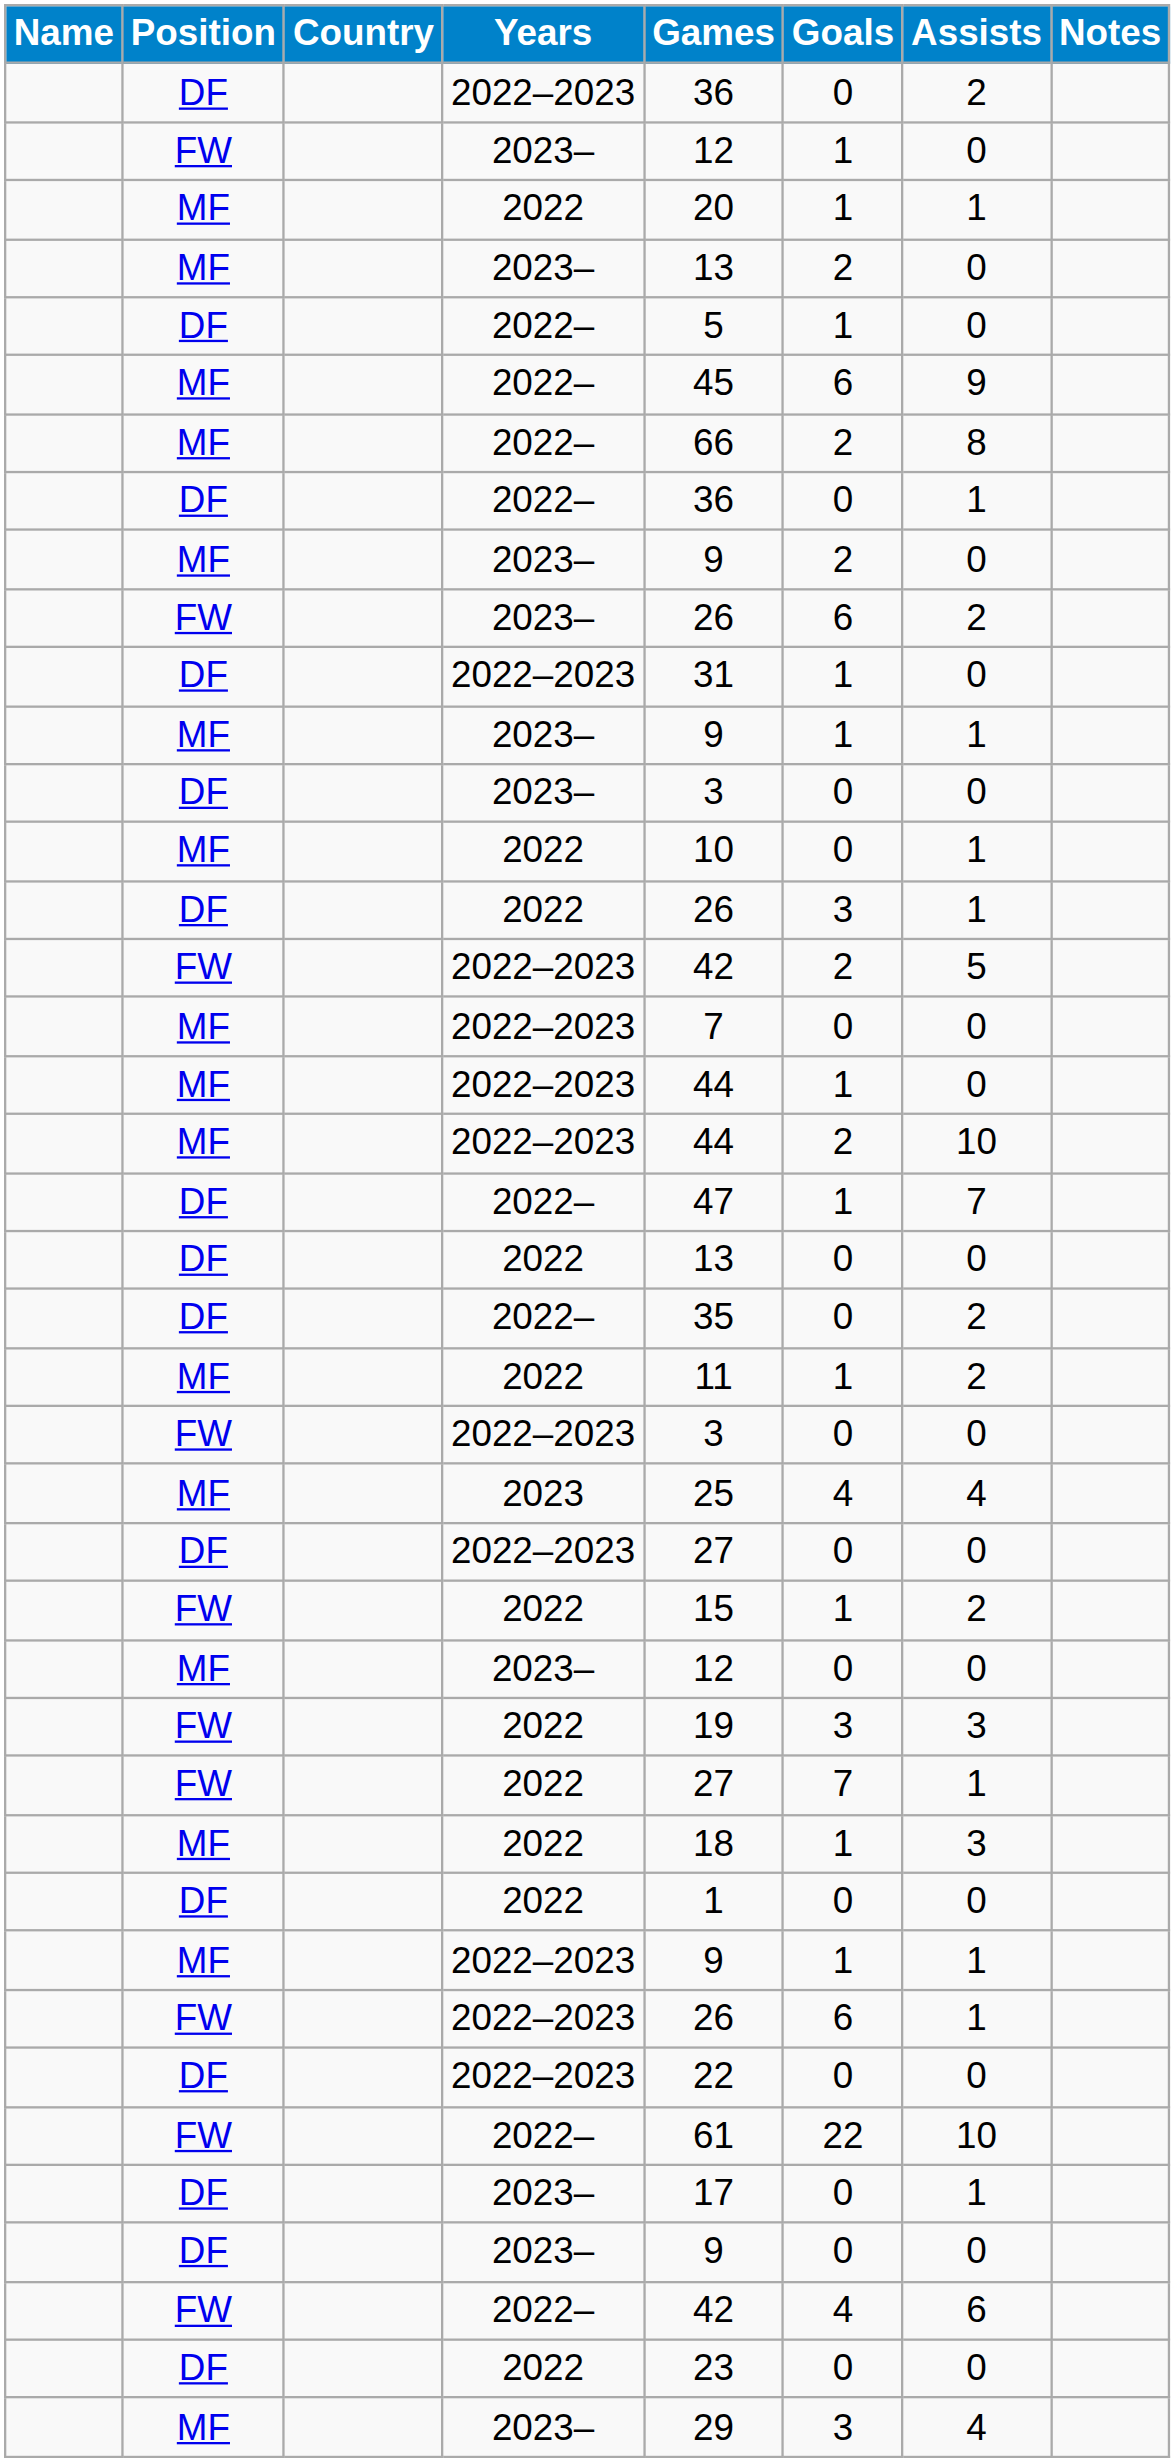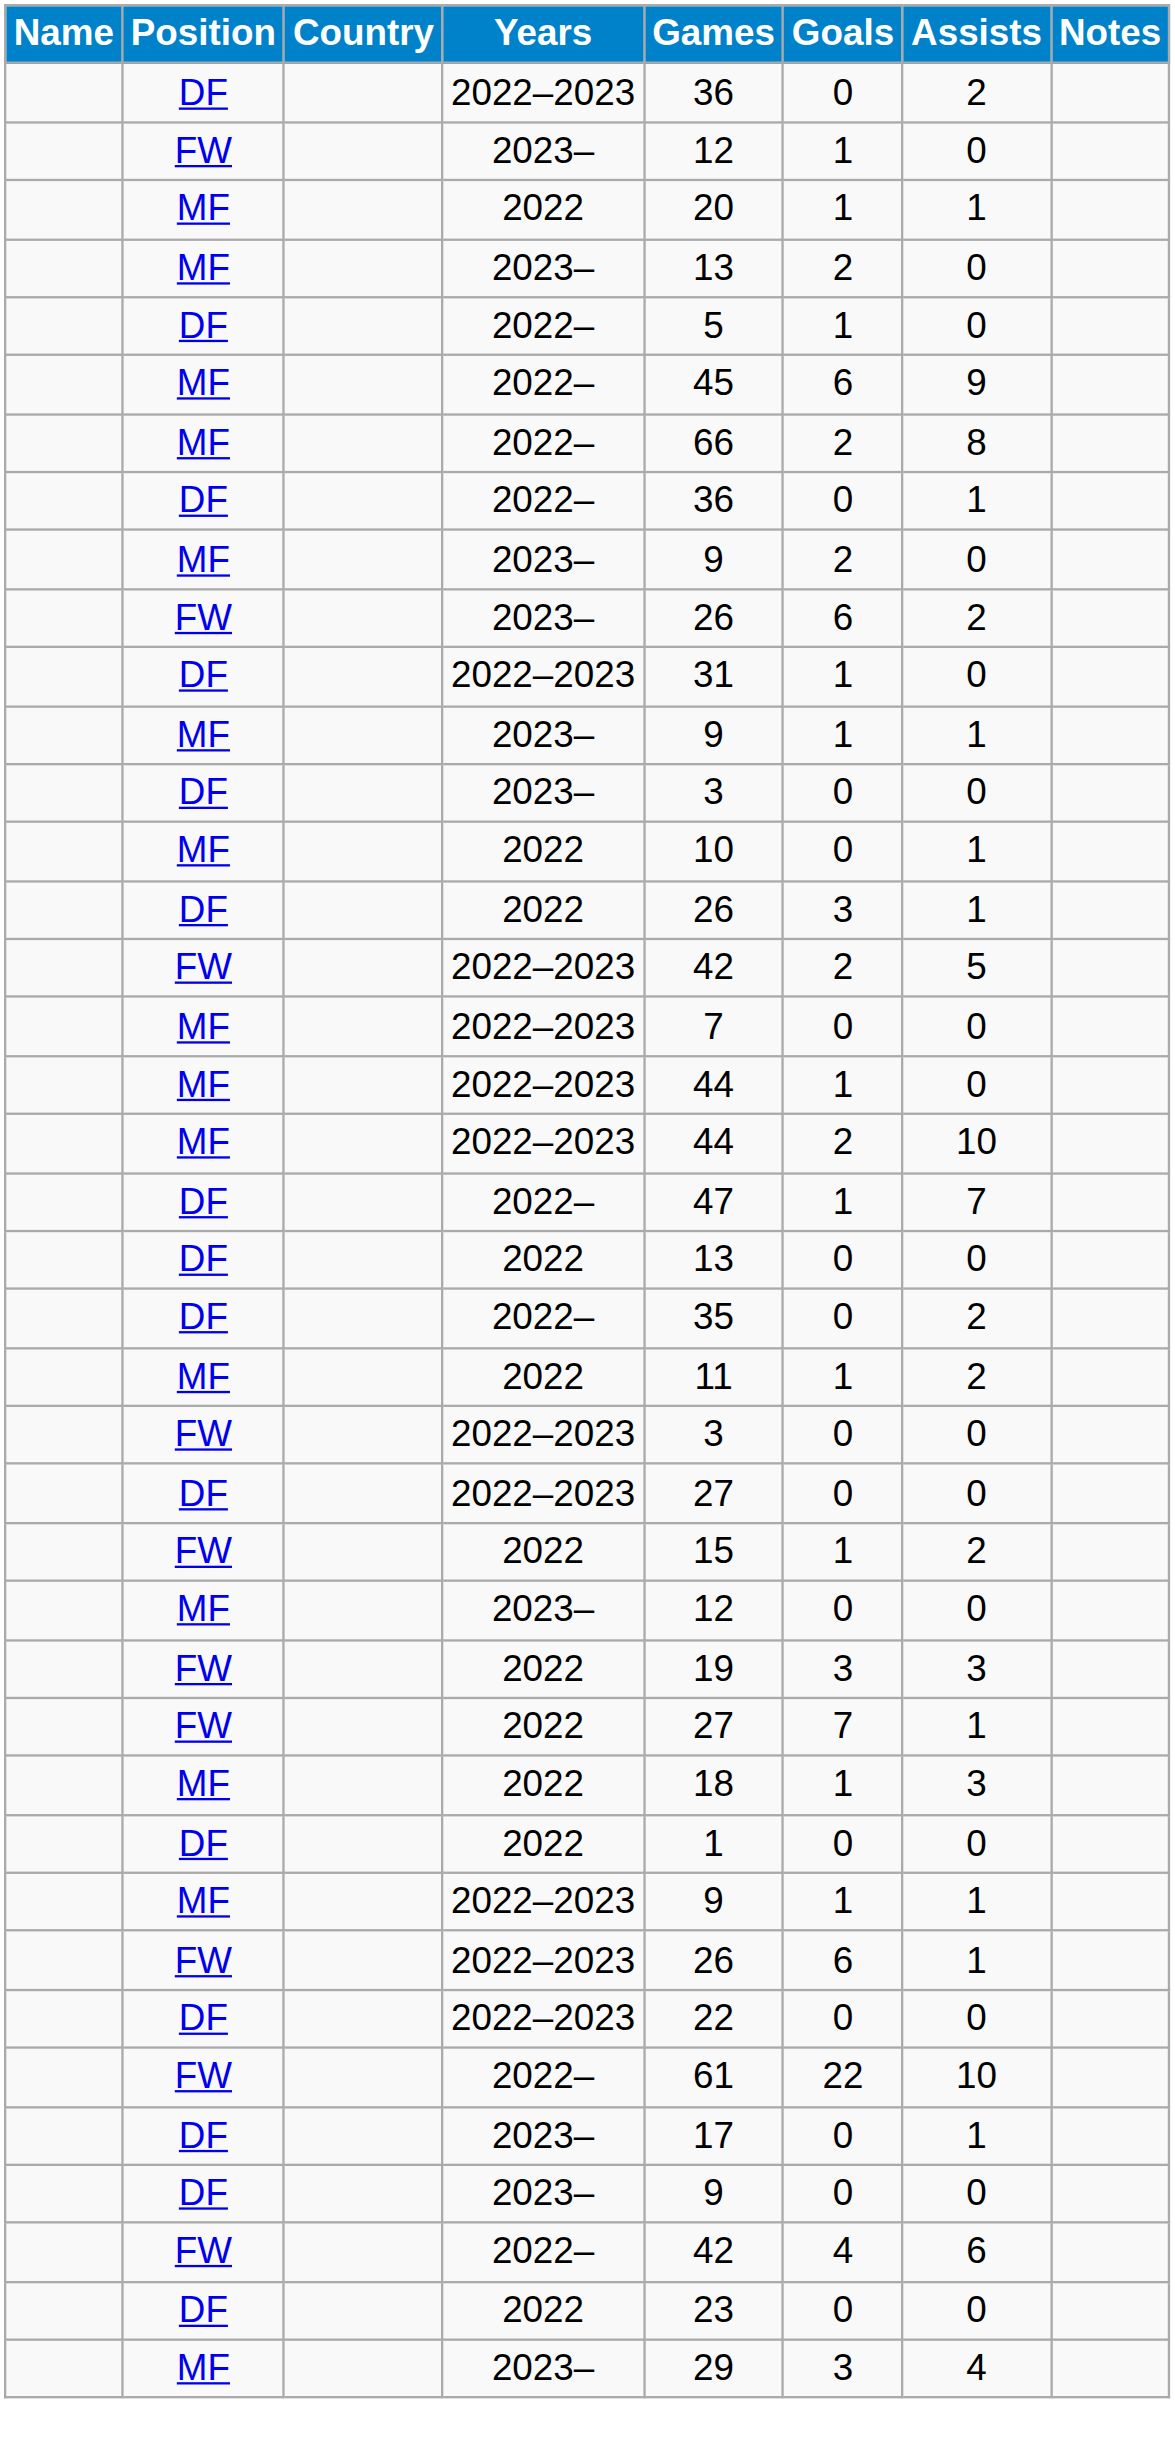- row: (203, 1492)
